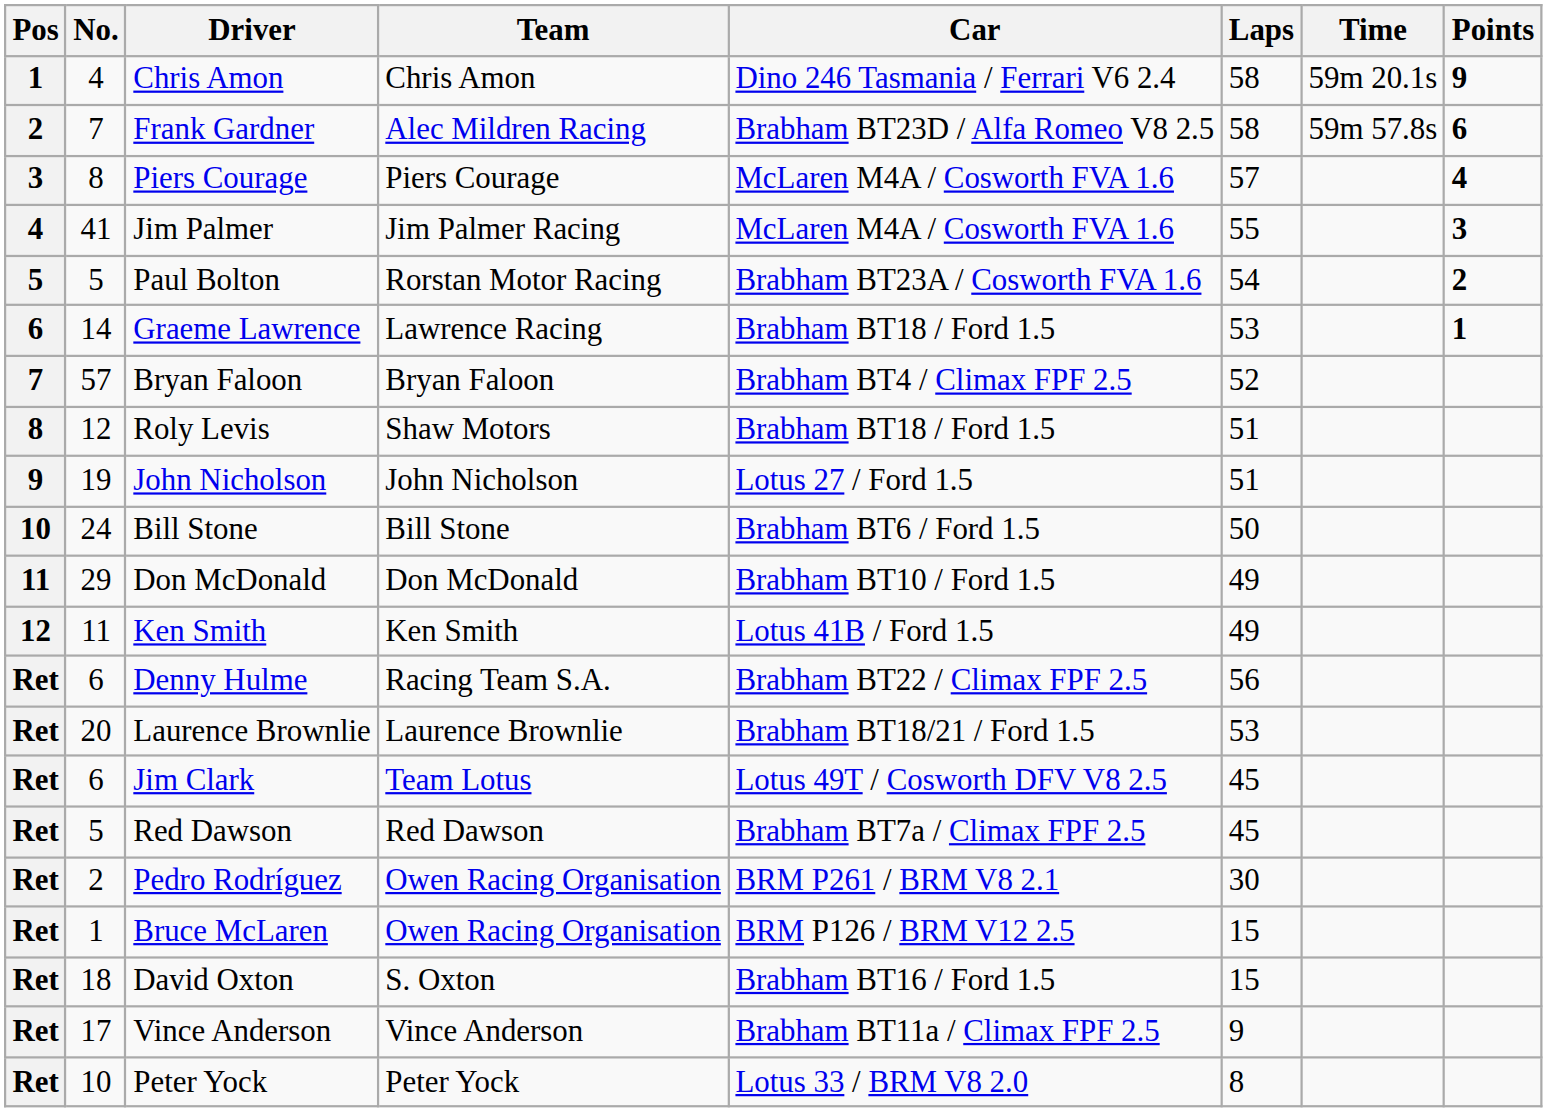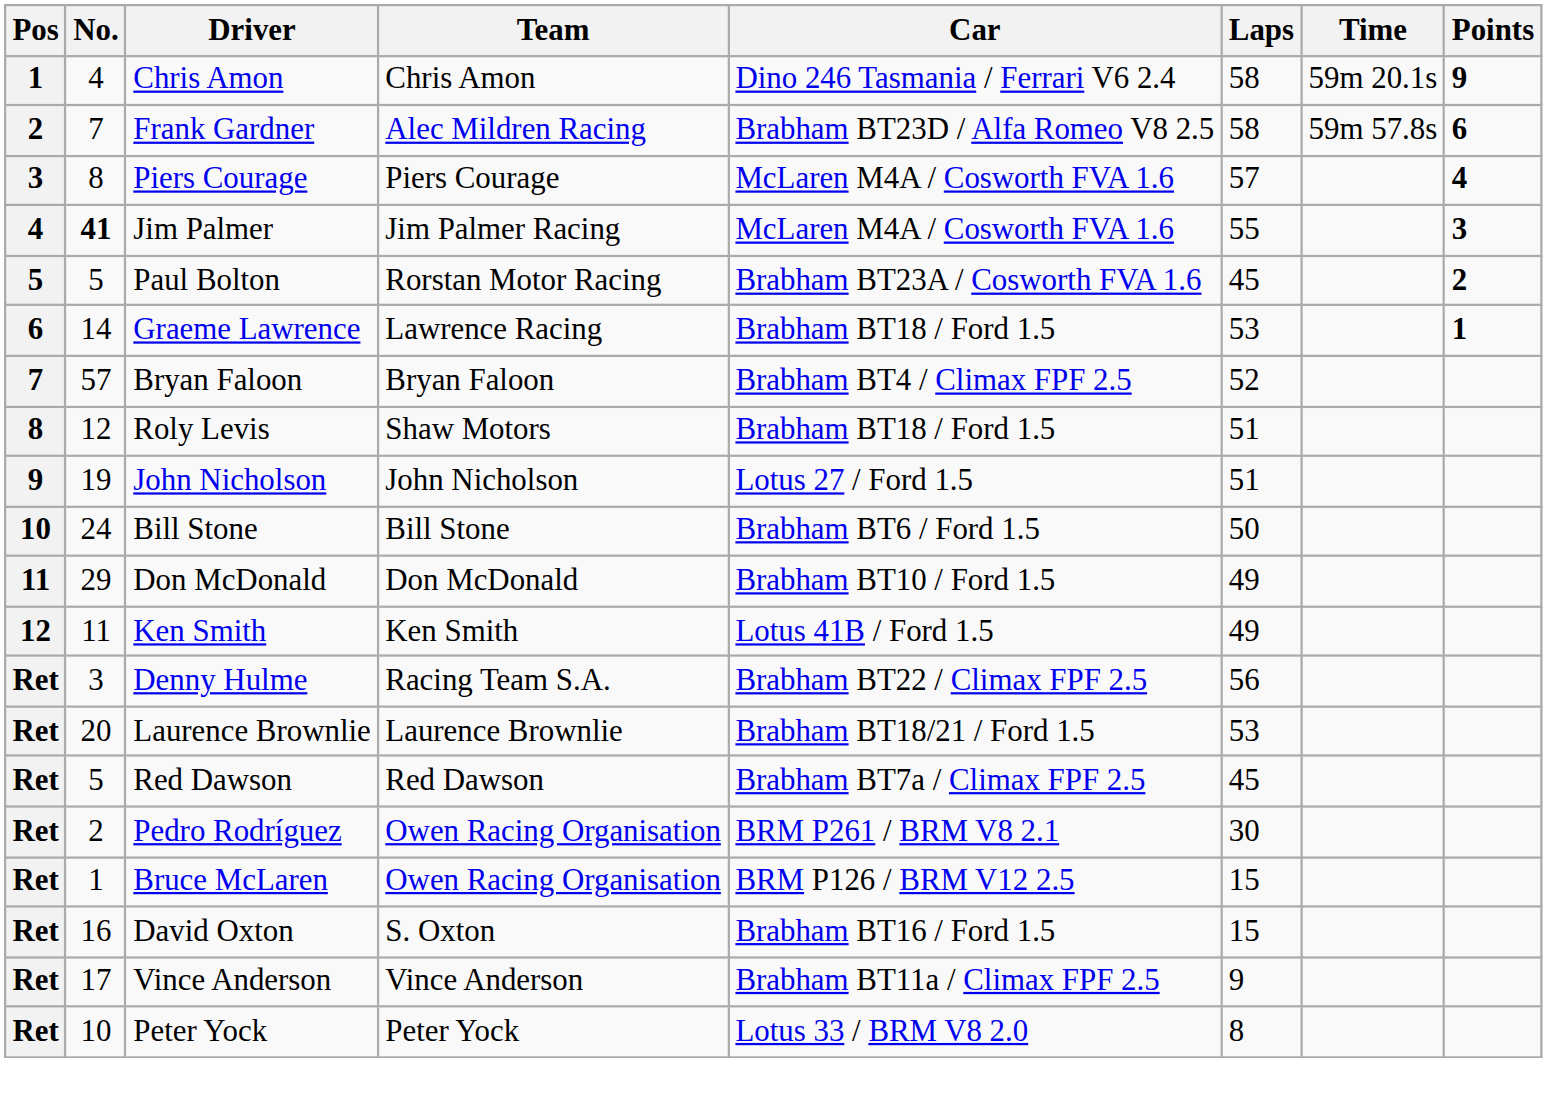(96, 229) normal -> (96, 229) bold
(1244, 279) 54 -> (1244, 279) 45
(96, 680) 6 -> (96, 680) 3
- row: (194, 780)
(96, 981) 18 -> (96, 931) 16
